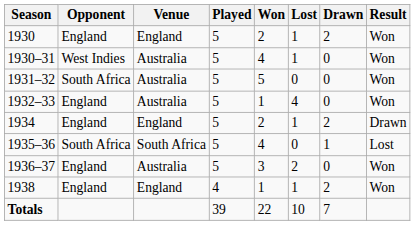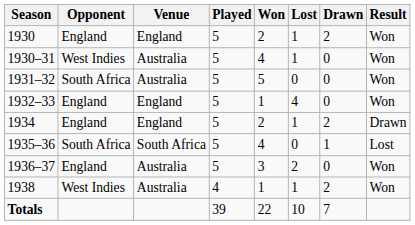(162, 101) Australia -> (159, 101) England
(84, 187) England -> (93, 187) West Indies
(159, 187) England -> (162, 187) Australia
